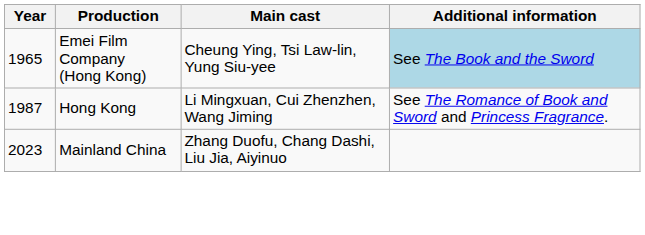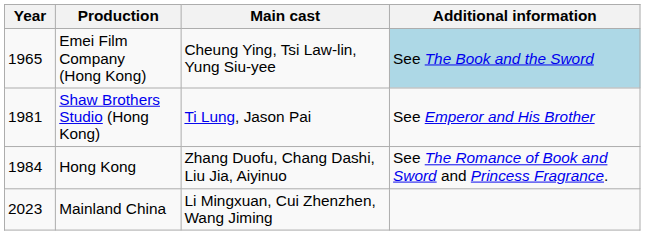+ row: (110, 117)
(25, 108) 1987 -> (25, 167) 1984
(280, 108) Li Mingxuan, Cui Zhenzhen, Wang Jiming -> (280, 167) Zhang Duofu, Chang Dashi, Liu Jia, Aiyinuo
(280, 150) Zhang Duofu, Chang Dashi, Liu Jia, Aiyinuo -> (280, 209) Li Mingxuan, Cui Zhenzhen, Wang Jiming
